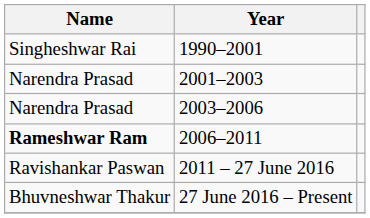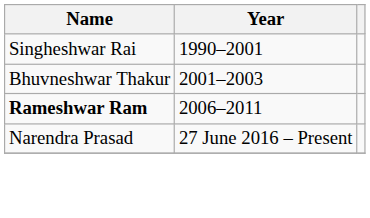(71, 78) Narendra Prasad -> (90, 78) Bhuvneshwar Thakur
- row: (221, 108)
- row: (257, 167)
(90, 197) Bhuvneshwar Thakur -> (71, 138) Narendra Prasad
